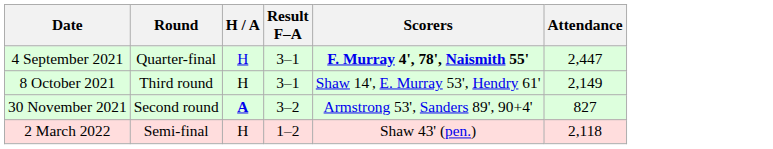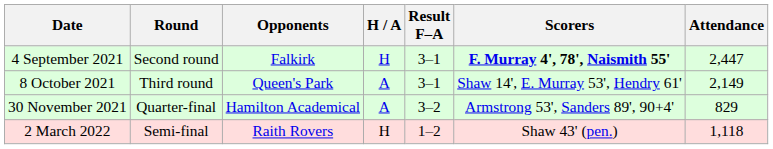+ column: (293, 25)
(176, 58) Quarter-final -> (176, 58) Second round
(243, 82) H -> (384, 82) A
(176, 107) Second round -> (176, 107) Quarter-final
(243, 107) bold -> (384, 107) normal
(585, 107) 827 -> (726, 107) 829
(585, 131) 2,118 -> (726, 131) 1,118
